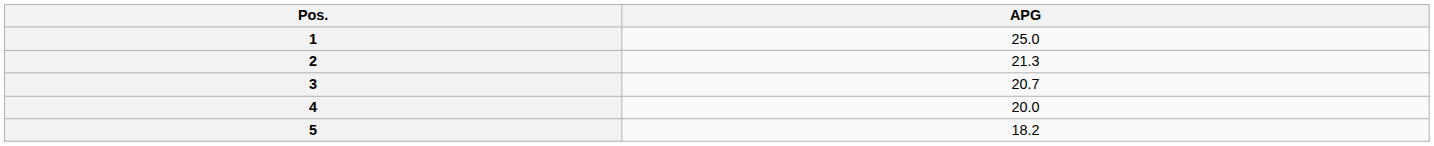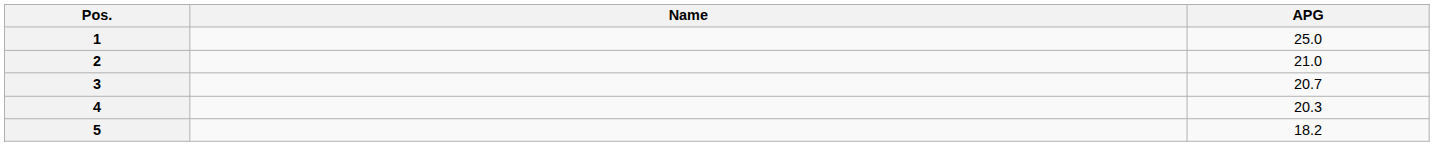+ column: (688, 15)
(1025, 61) 21.3 -> (1308, 61) 21.0
(1025, 107) 20.0 -> (1308, 107) 20.3
